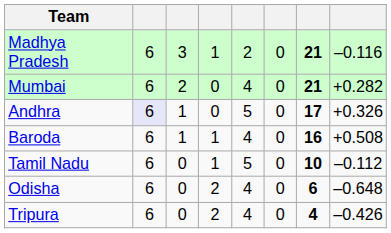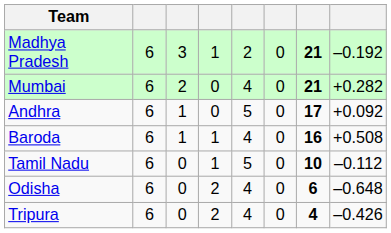(358, 52) –0.116 -> (358, 52) –0.192
(150, 112) lavender background -> (150, 112) no background
(358, 112) +0.326 -> (358, 112) +0.092
